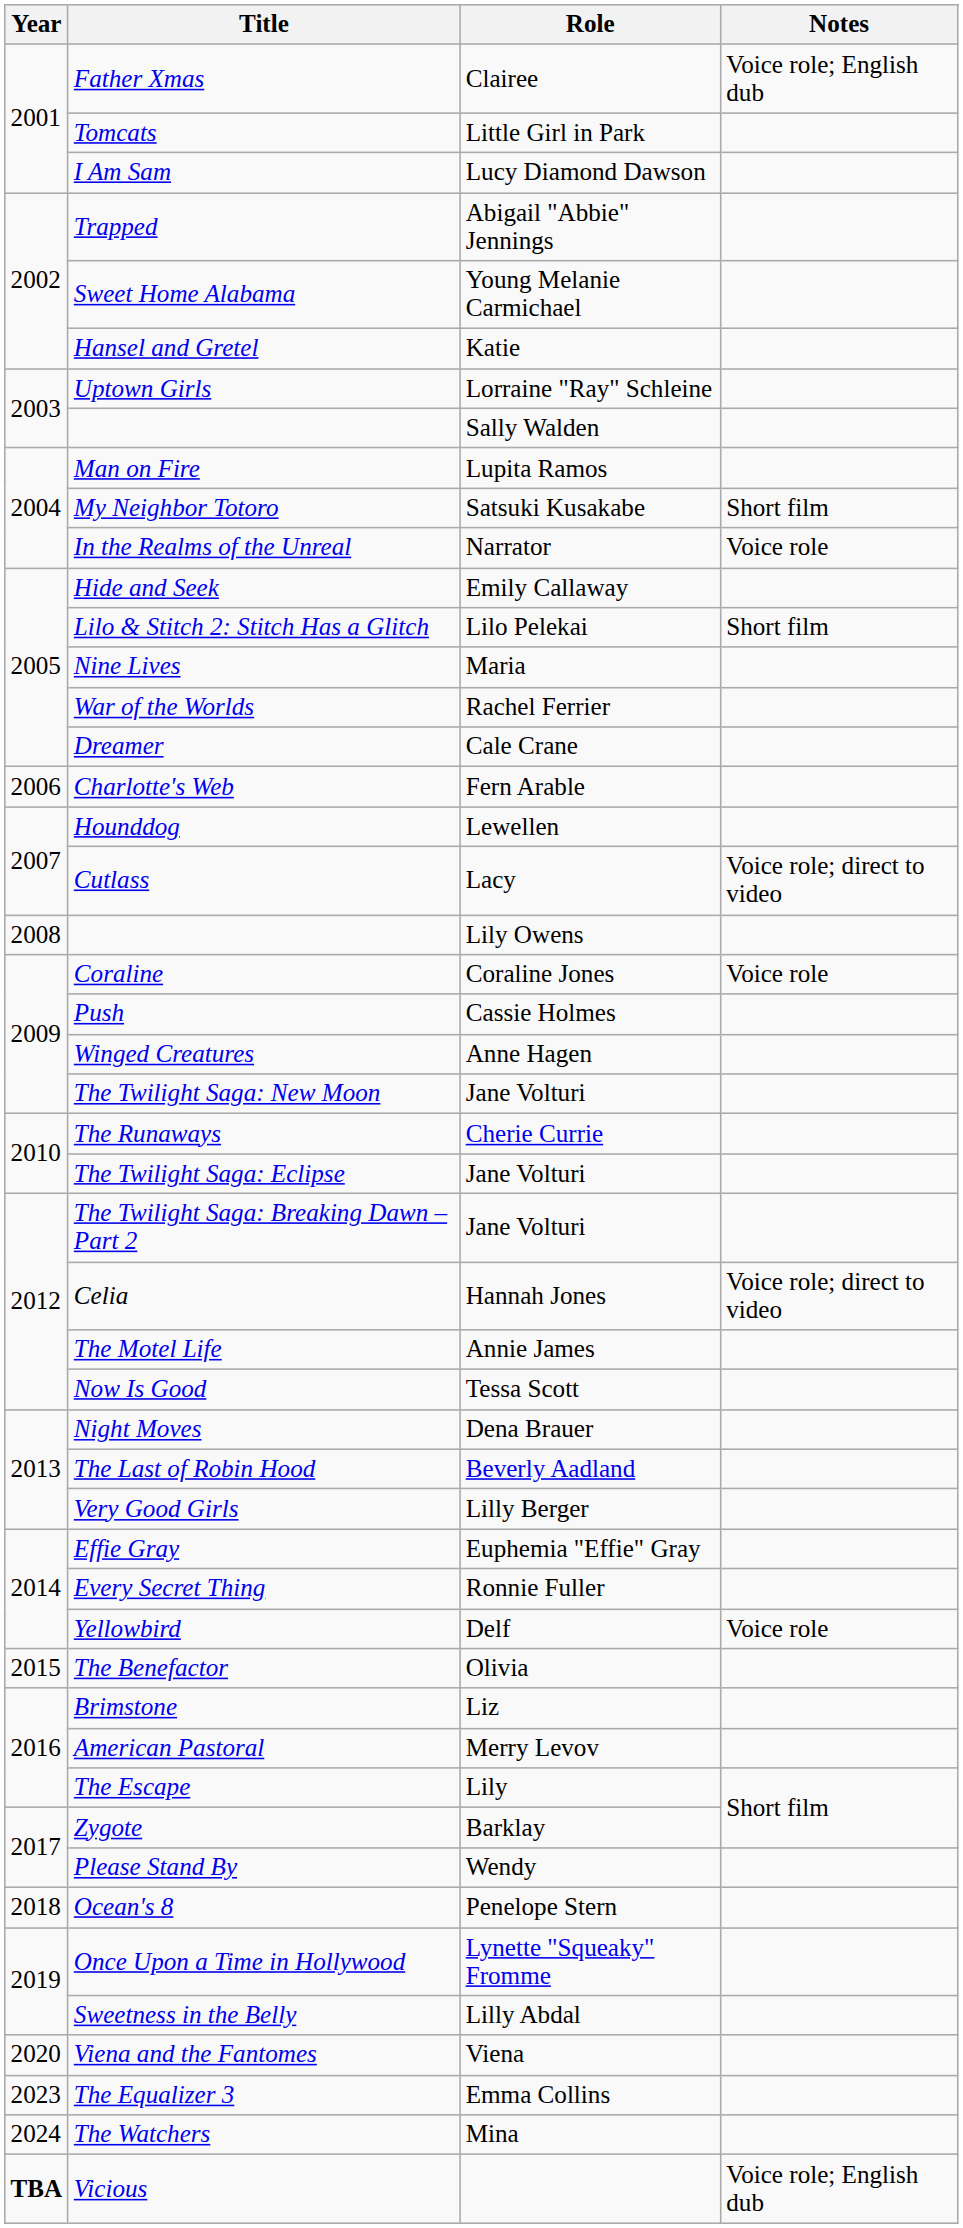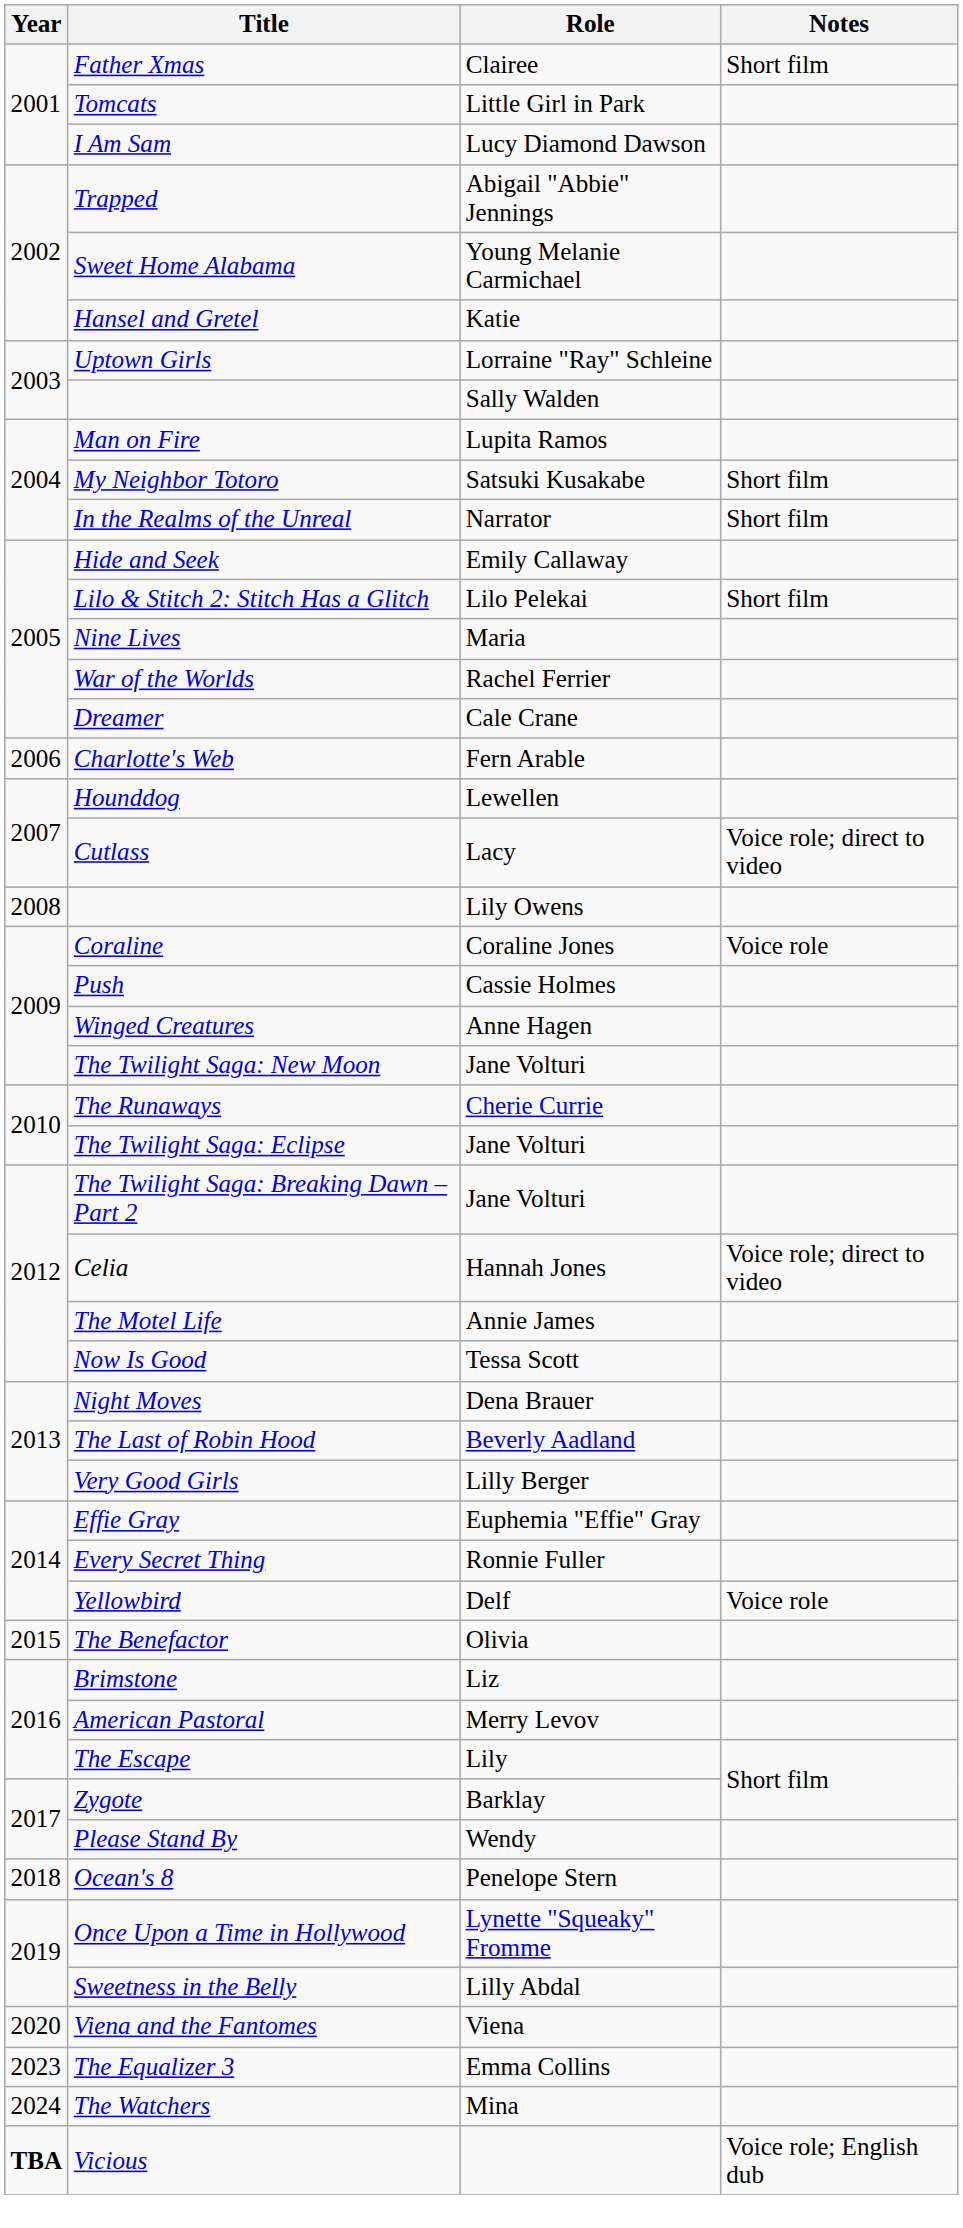(822, 78) Voice role; English dub -> (778, 64) Short film
(777, 547) Voice role -> (778, 519) Short film
